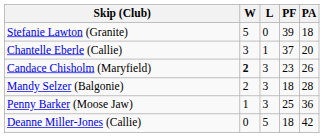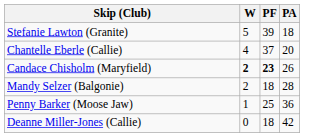- column: (270, 13)
(246, 50) 3 -> (246, 50) 4
(288, 68) normal -> (268, 68) bold
